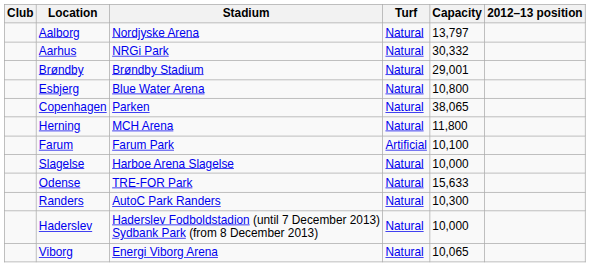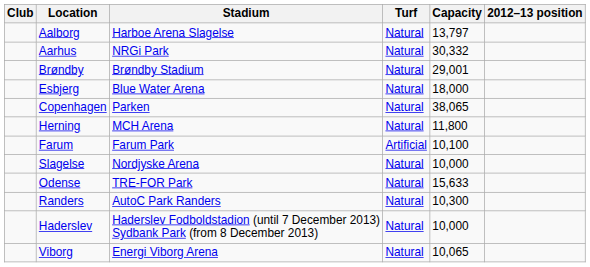(156, 32) Nordjyske Arena -> (173, 32) Harboe Arena Slagelse
(450, 88) 10,800 -> (450, 88) 18,000
(173, 164) Harboe Arena Slagelse -> (156, 164) Nordjyske Arena
